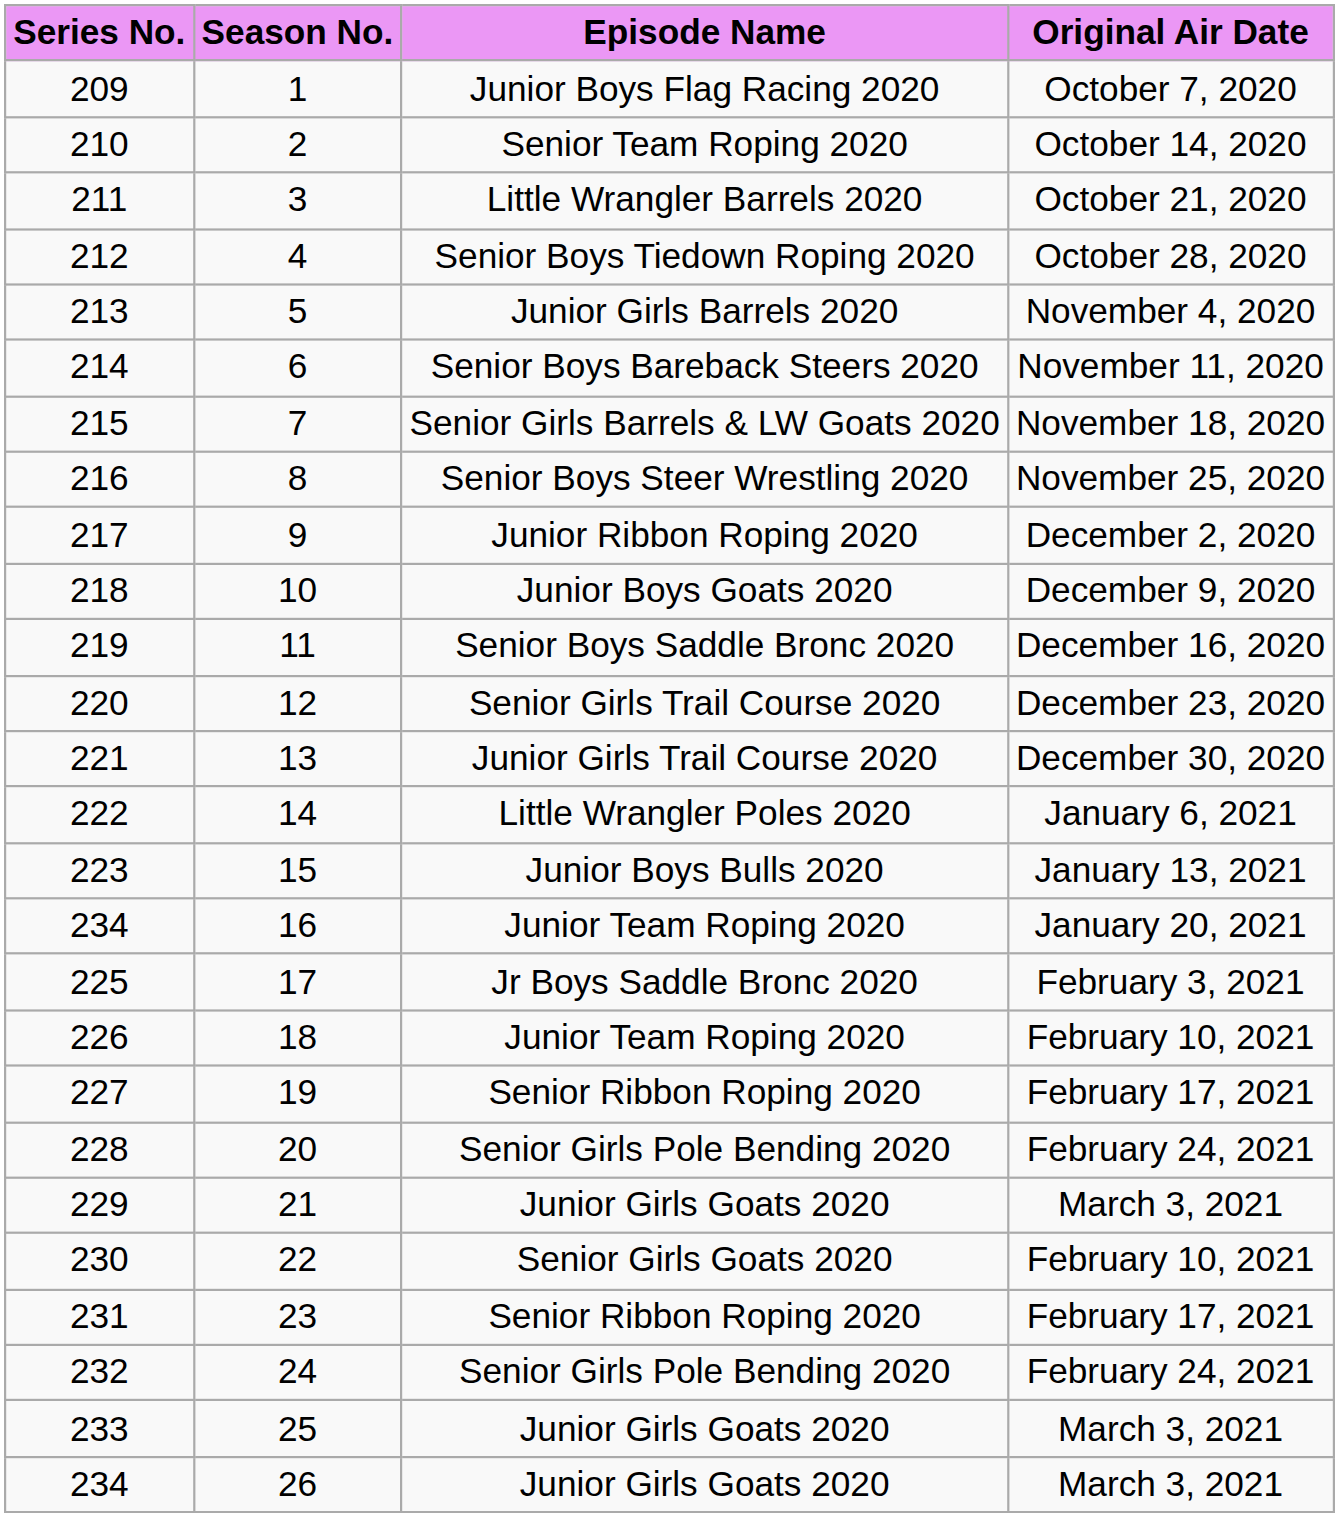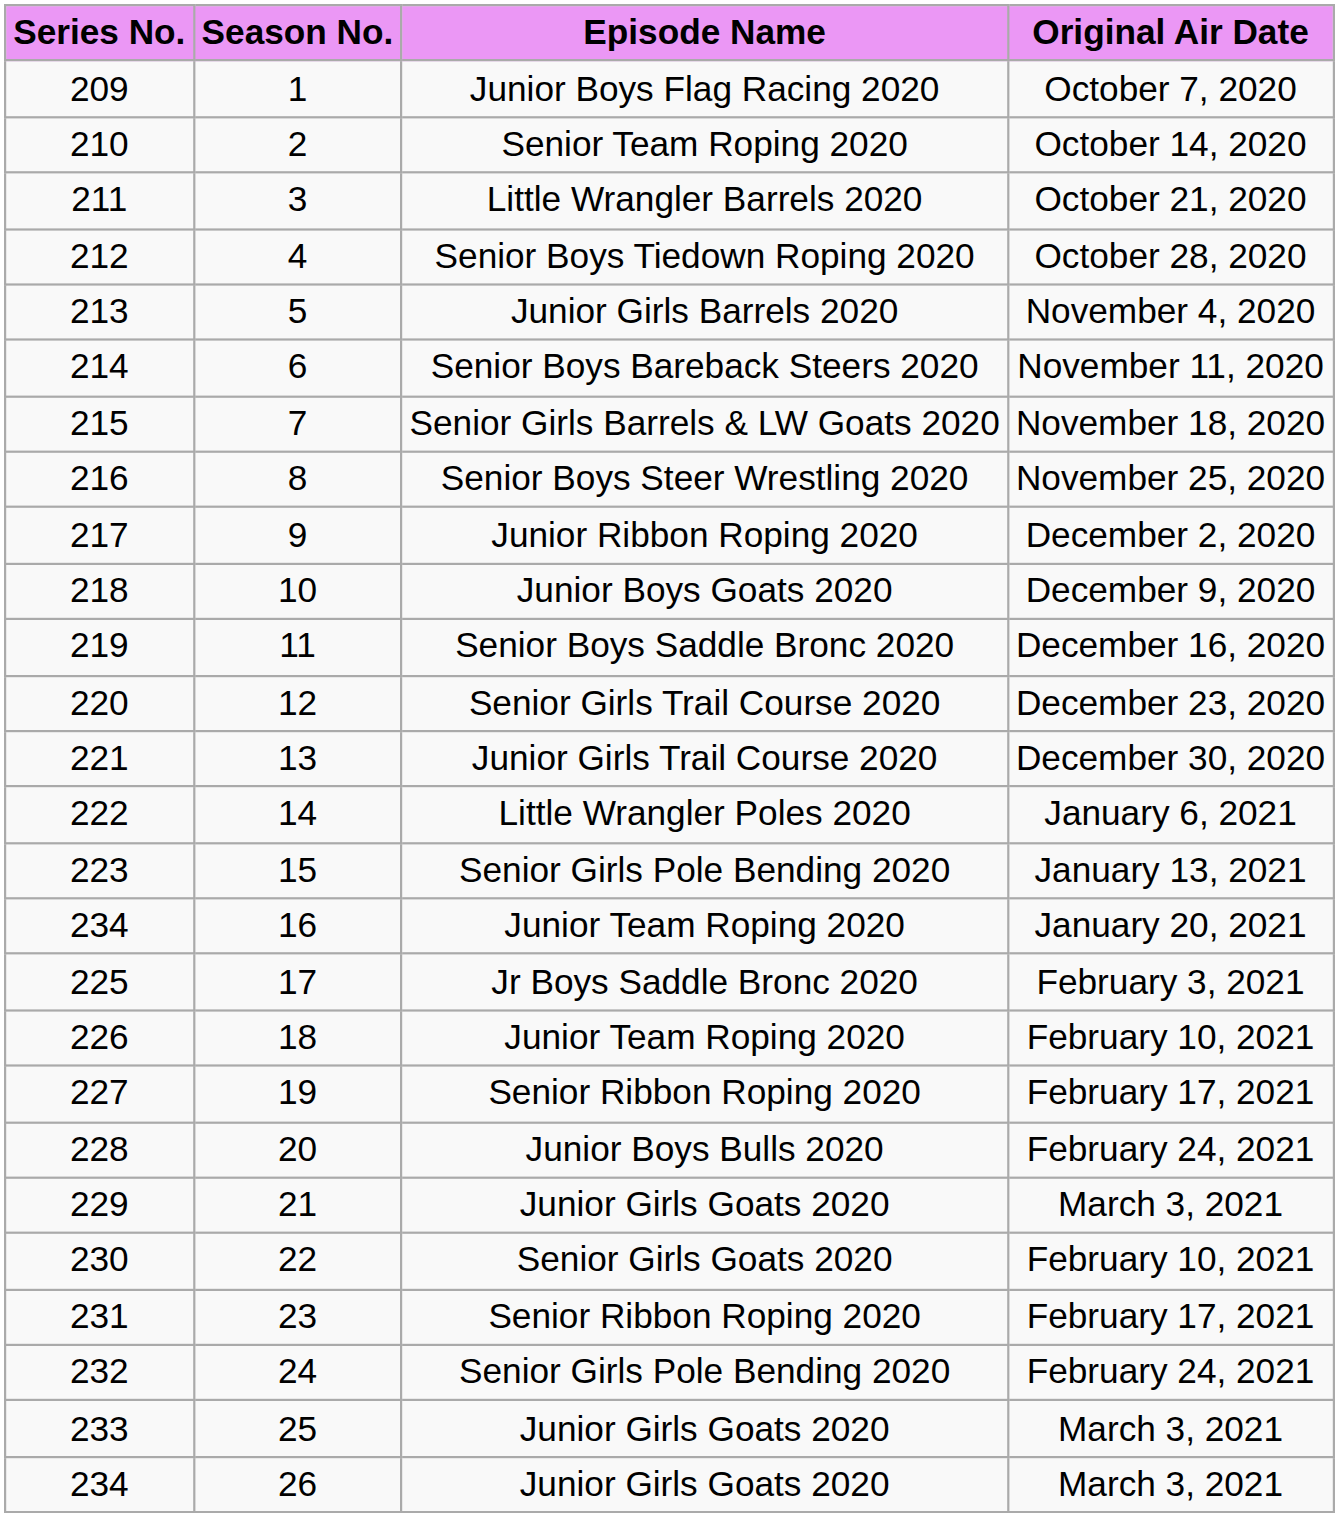(705, 869) Junior Boys Bulls 2020 -> (705, 869) Senior Girls Pole Bending 2020
(705, 1148) Senior Girls Pole Bending 2020 -> (705, 1148) Junior Boys Bulls 2020
